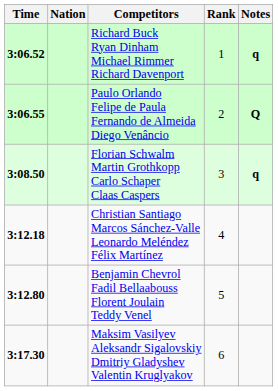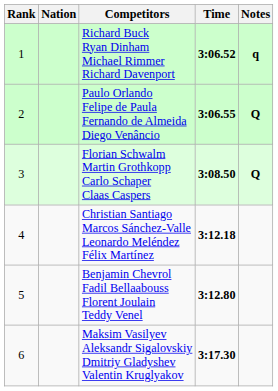columns swapped: (221, 14) <-> (26, 14)
(256, 174) q -> (256, 174) Q
